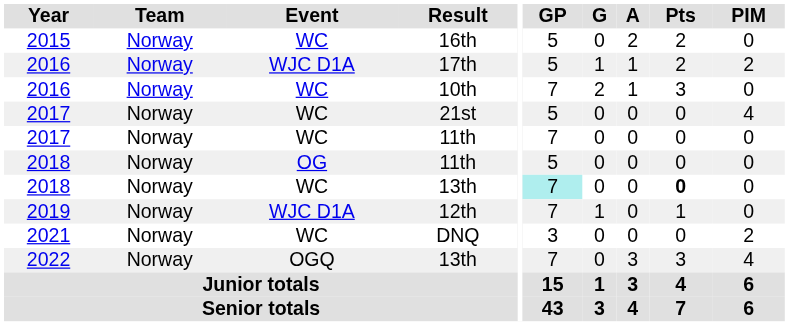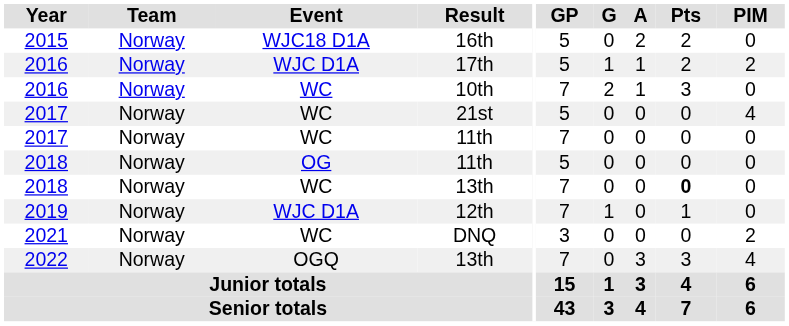(312, 40) WC -> (316, 40) WJC18 D1A
(553, 186) paleturquoise background -> (565, 186) no background
